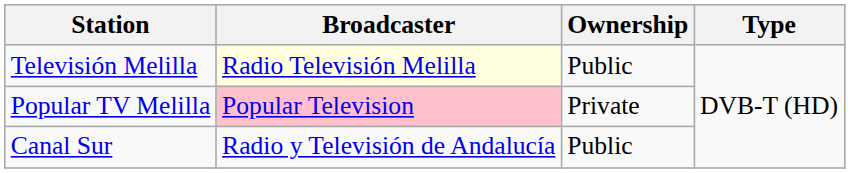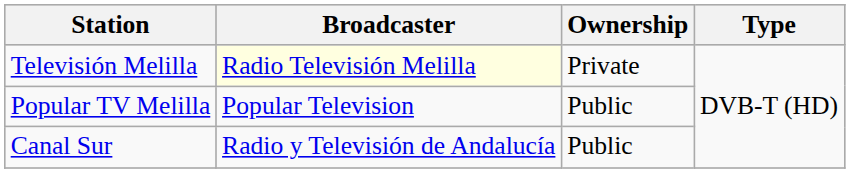(600, 65) Public -> (603, 65) Private
(318, 106) pink background -> (318, 106) no background
(603, 106) Private -> (600, 106) Public
